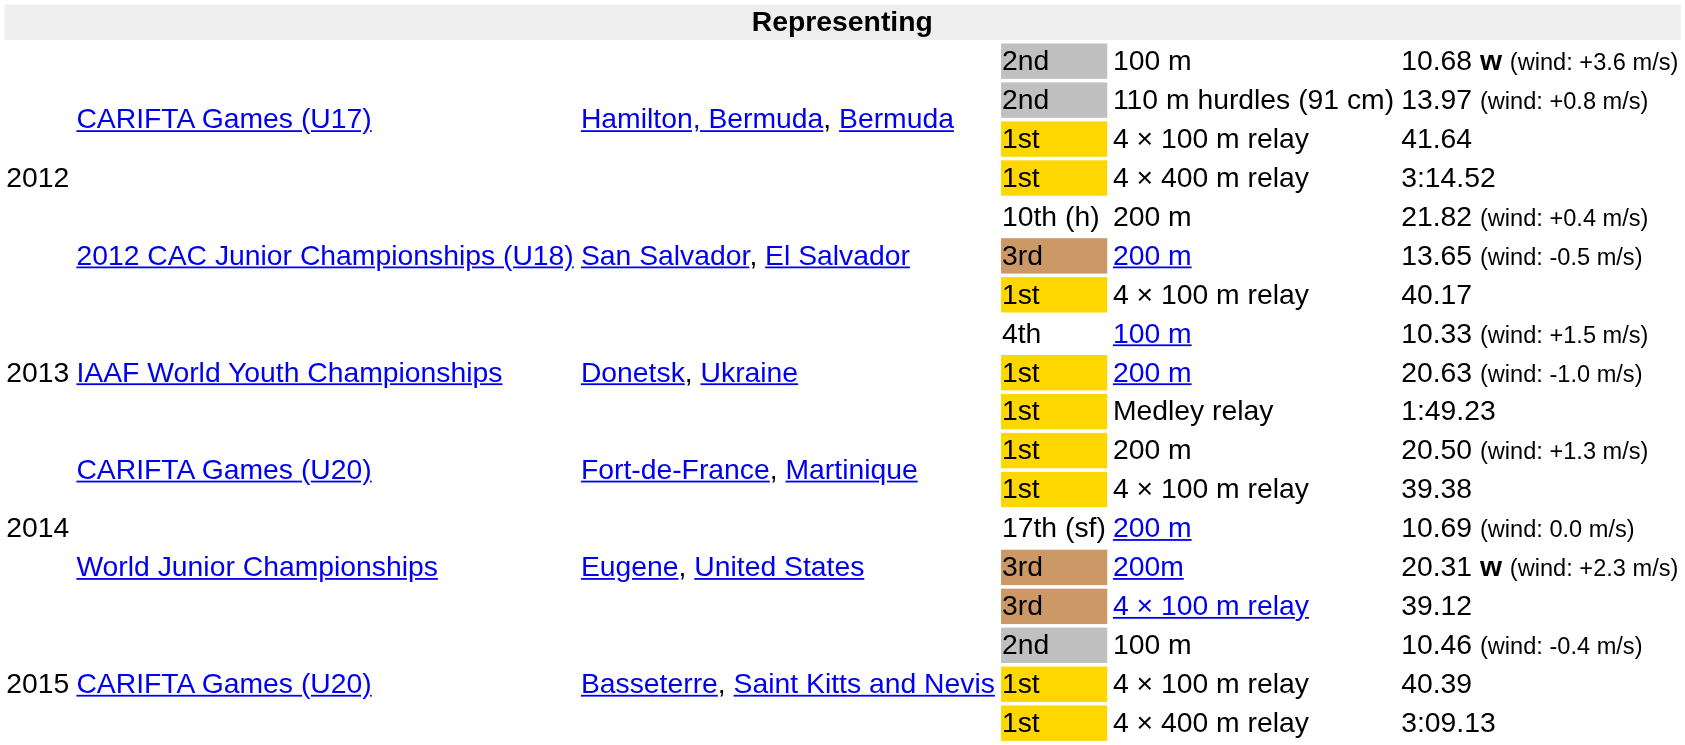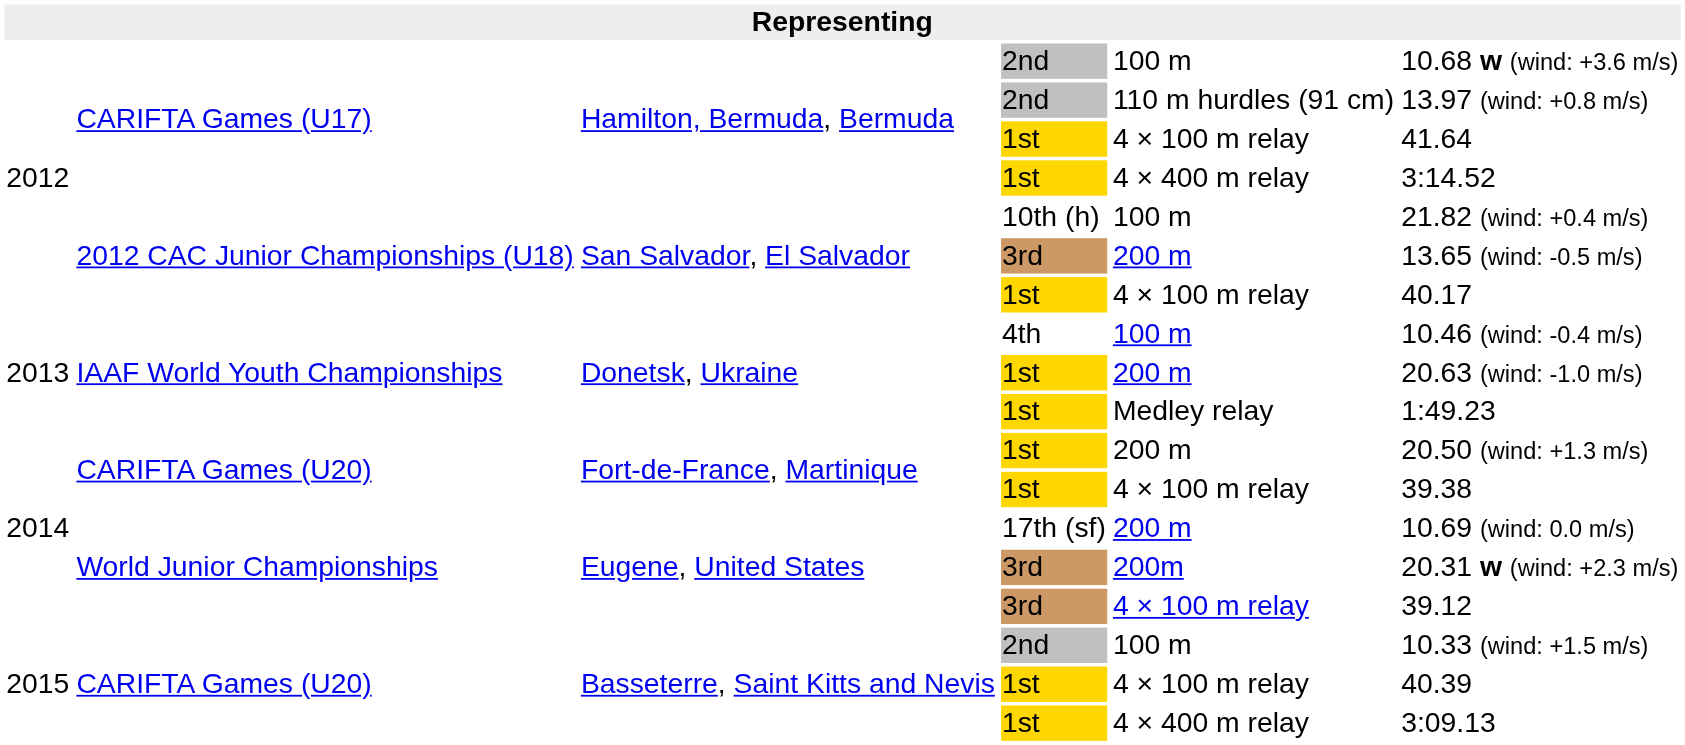(1152, 216) 200 m -> (1152, 216) 100 m
(1525, 333) 10.33 (wind: +1.5 m/s) -> (1522, 333) 10.46 (wind: -0.4 m/s)
(1522, 644) 10.46 (wind: -0.4 m/s) -> (1525, 644) 10.33 (wind: +1.5 m/s)
